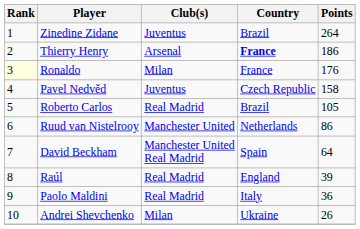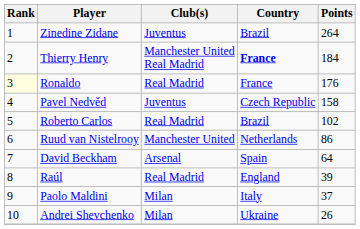(163, 51) Arsenal -> (190, 58) Manchester United Real Madrid
(330, 51) 186 -> (330, 58) 184
(158, 70) Milan -> (174, 83) Real Madrid
(330, 107) 105 -> (330, 121) 102
(190, 151) Manchester United Real Madrid -> (163, 158) Arsenal
(174, 196) Real Madrid -> (158, 196) Milan
(327, 196) 36 -> (327, 196) 37
